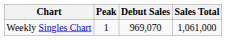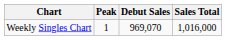(197, 27) 1,061,000 -> (197, 27) 1,016,000
